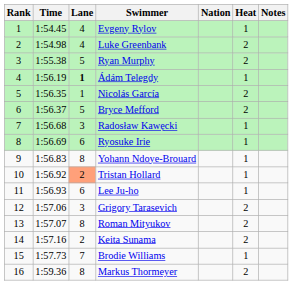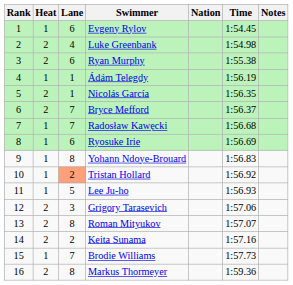columns swapped: (246, 12) <-> (51, 12)
(82, 28) 4 -> (72, 28) 6
(82, 61) 5 -> (72, 61) 6
(82, 77) bold -> (72, 77) normal
(82, 110) 5 -> (72, 110) 7
(82, 126) 3 -> (72, 126) 7
(82, 191) 6 -> (72, 191) 5
